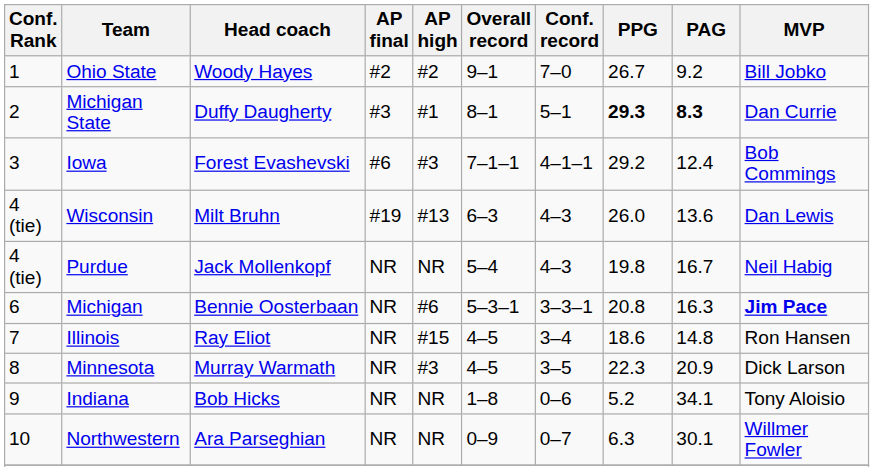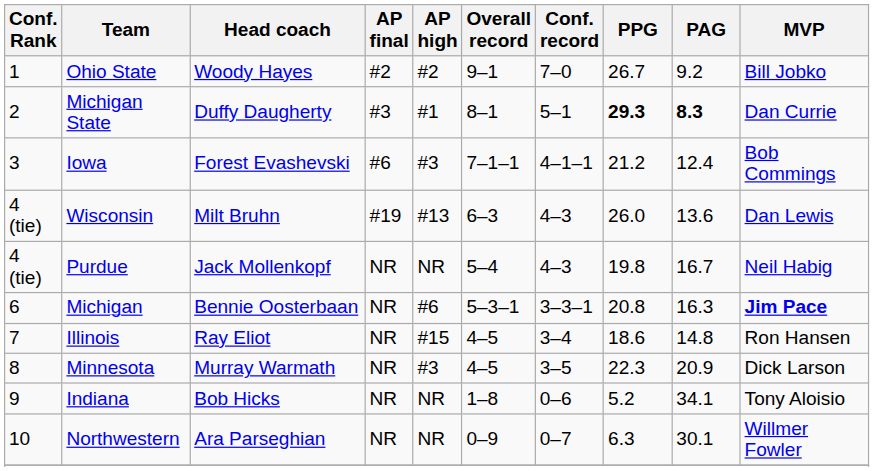(627, 163) 29.2 -> (627, 163) 21.2
